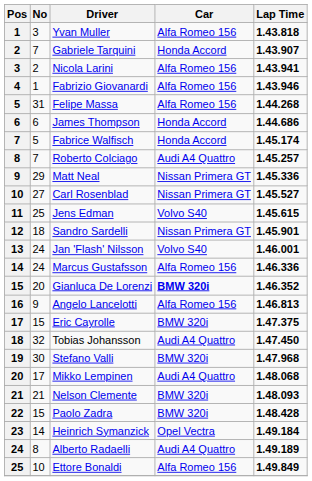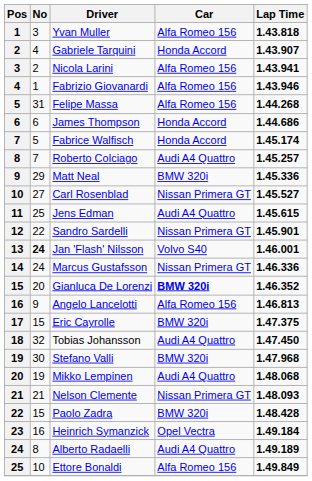(36, 50) 7 -> (36, 50) 4
(204, 177) Nissan Primera GT -> (183, 177) BMW 320i
(182, 213) Volvo S40 -> (196, 213) Audi A4 Quattro
(39, 231) 18 -> (39, 231) 22
(39, 249) normal -> (39, 249) bold
(197, 267) Alfa Romeo 156 -> (204, 267) Nissan Primera GT
(39, 376) 17 -> (39, 376) 19
(183, 394) BMW 320i -> (204, 394) Nissan Primera GT
(39, 431) 14 -> (39, 431) 16
